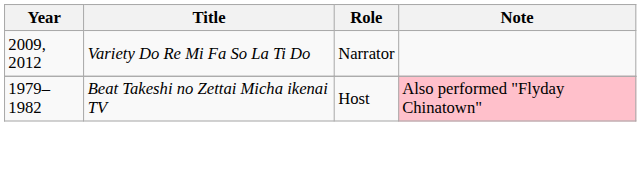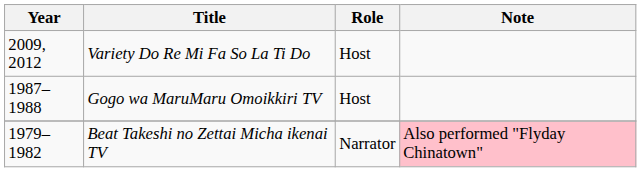(366, 53) Narrator -> (355, 53) Host
+ row: (204, 98)
(354, 98) Host -> (367, 143) Narrator
